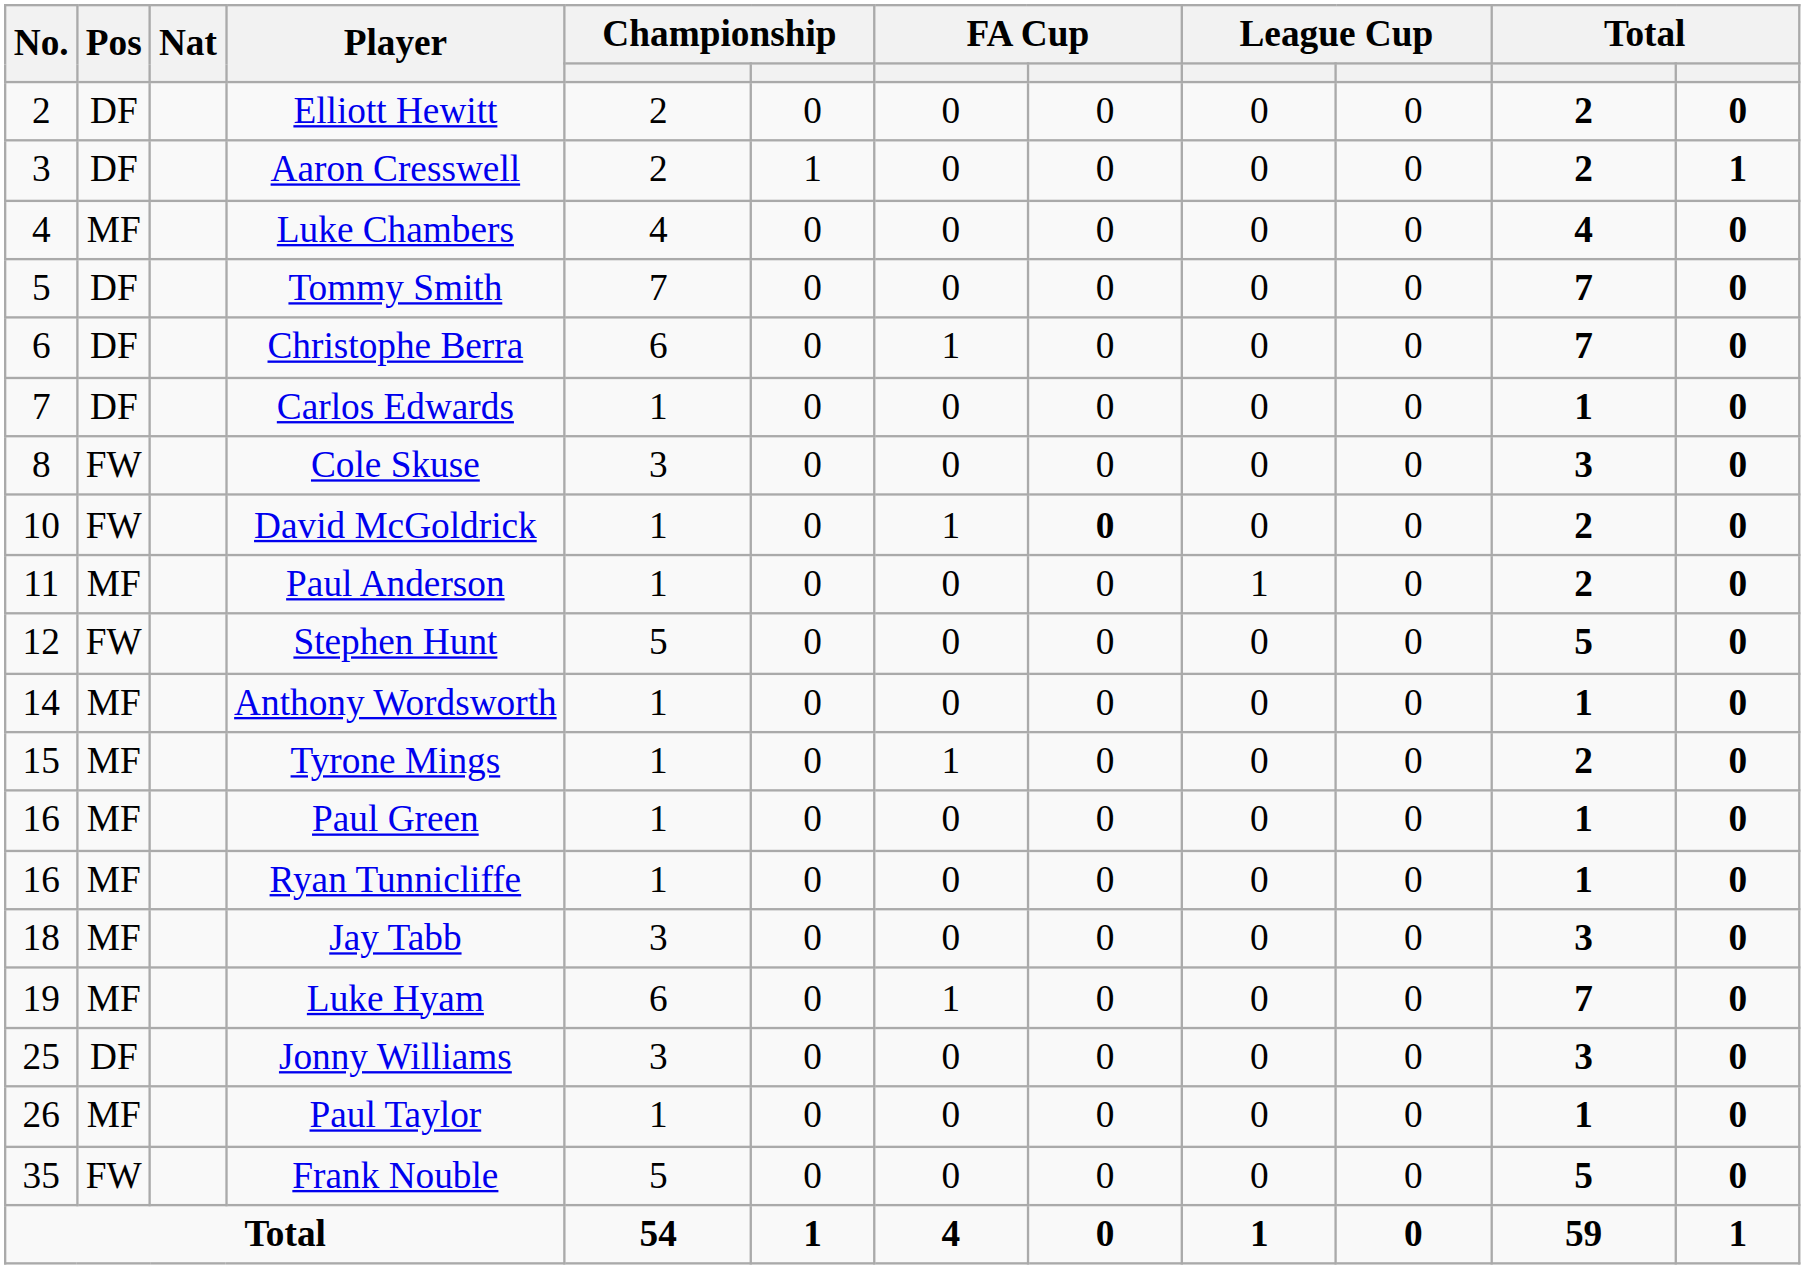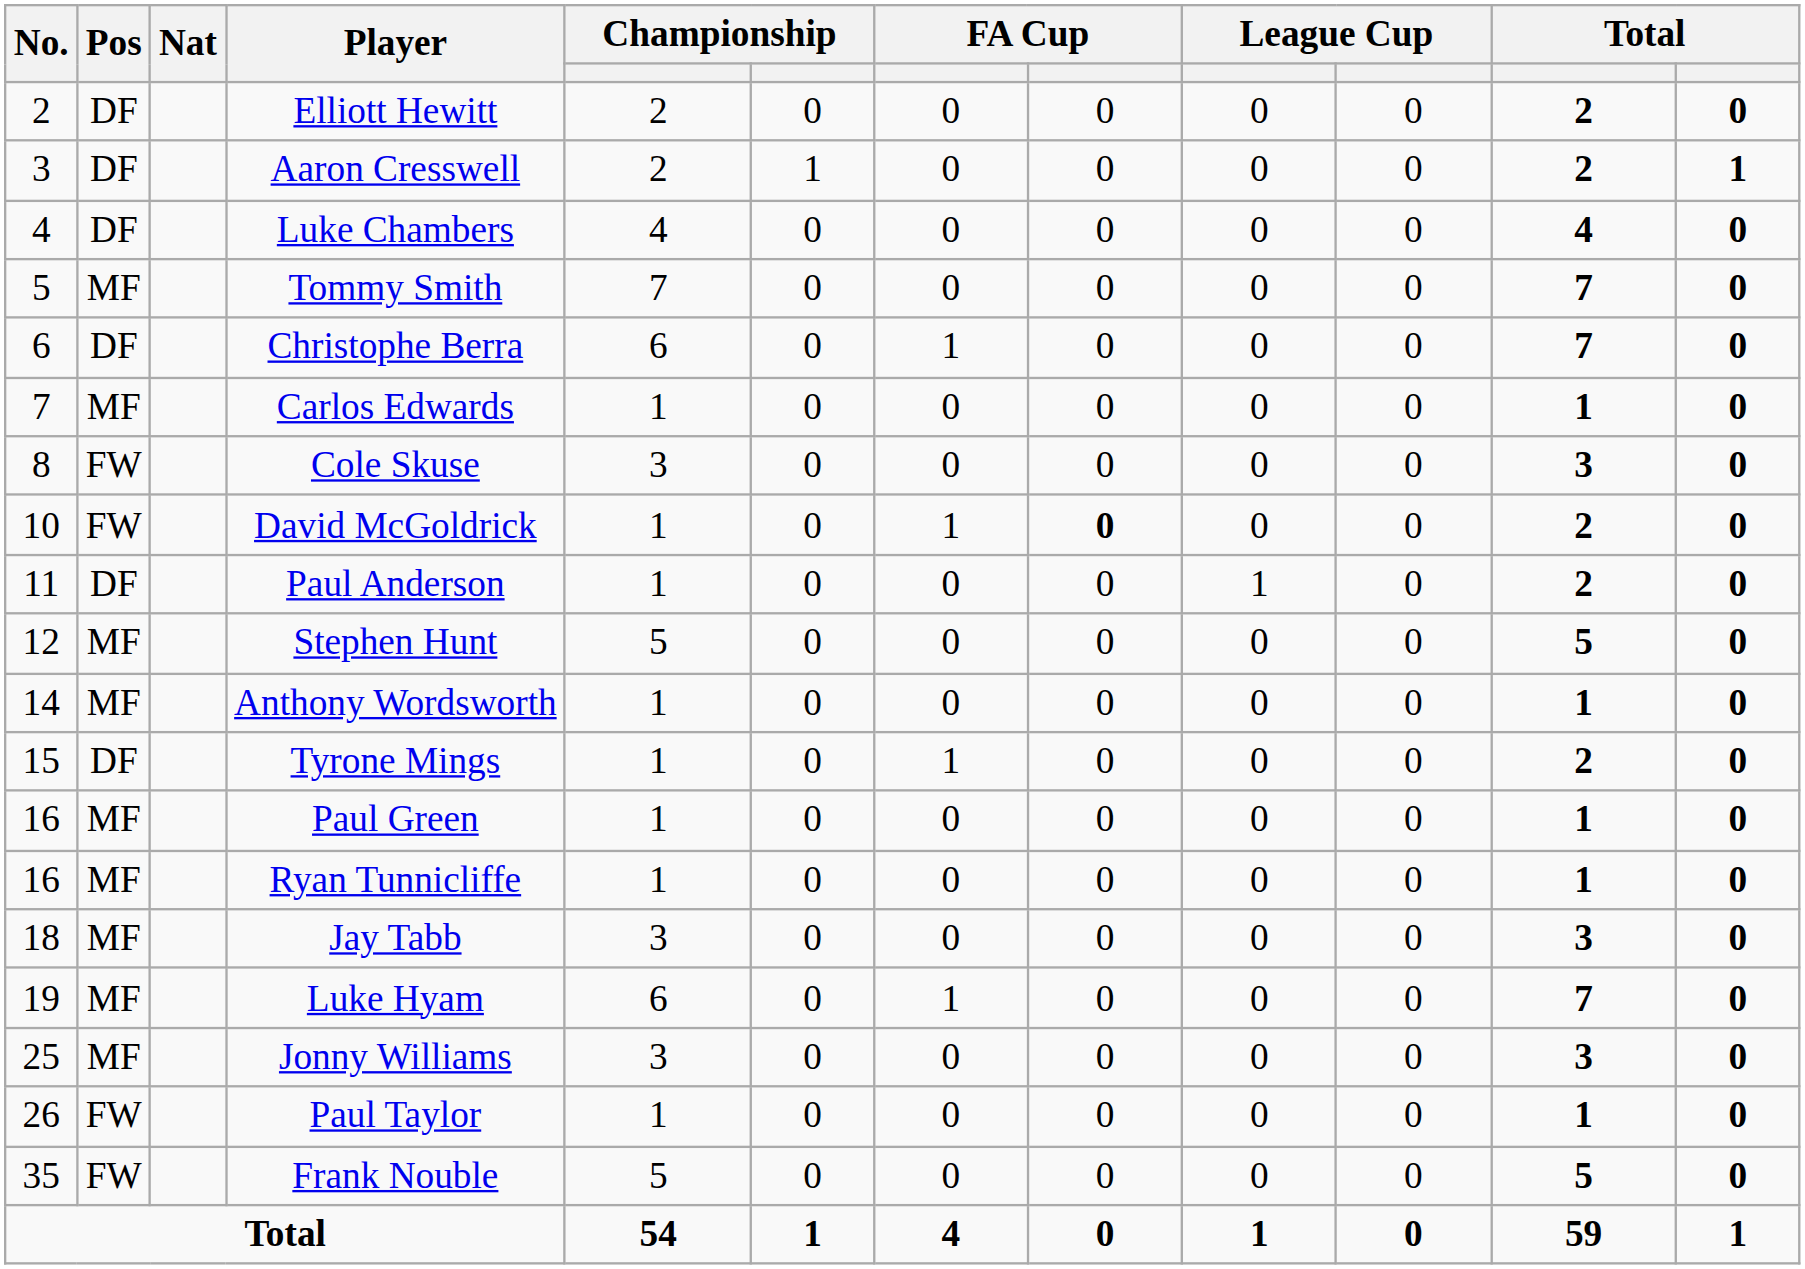(114, 228) MF -> (114, 228) DF
(114, 287) DF -> (114, 287) MF
(114, 405) DF -> (114, 405) MF
(114, 583) MF -> (114, 583) DF
(114, 642) FW -> (114, 642) MF
(114, 760) MF -> (114, 760) DF
(114, 1056) DF -> (114, 1056) MF
(114, 1115) MF -> (114, 1115) FW
